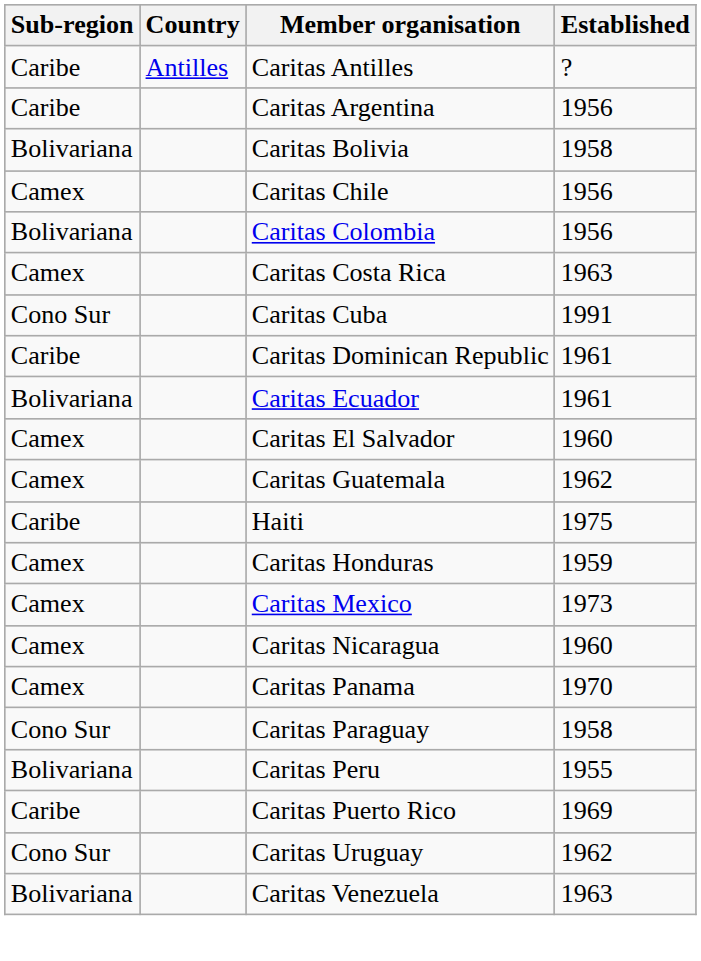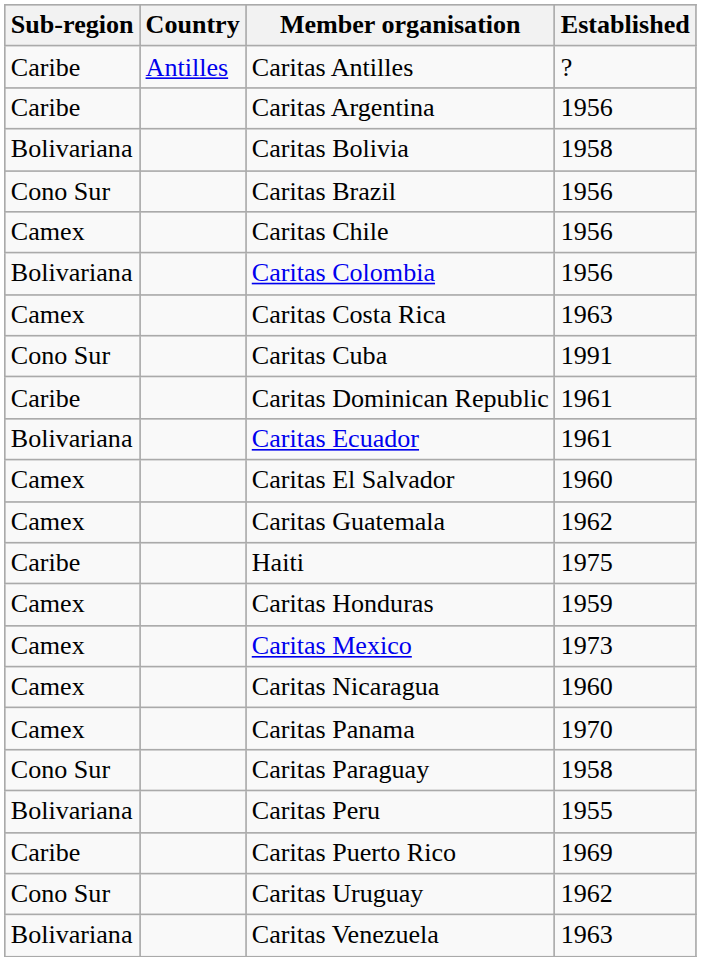+ row: (324, 190)
